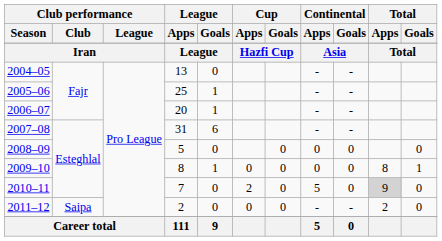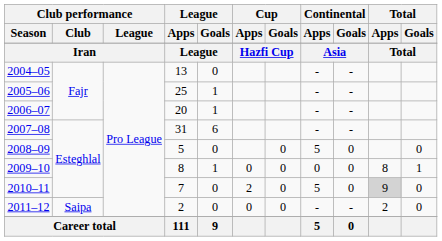(317, 149) 0 -> (317, 149) 5
